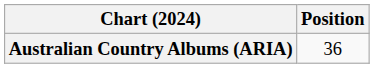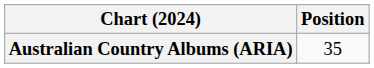(333, 48) 36 -> (333, 48) 35
